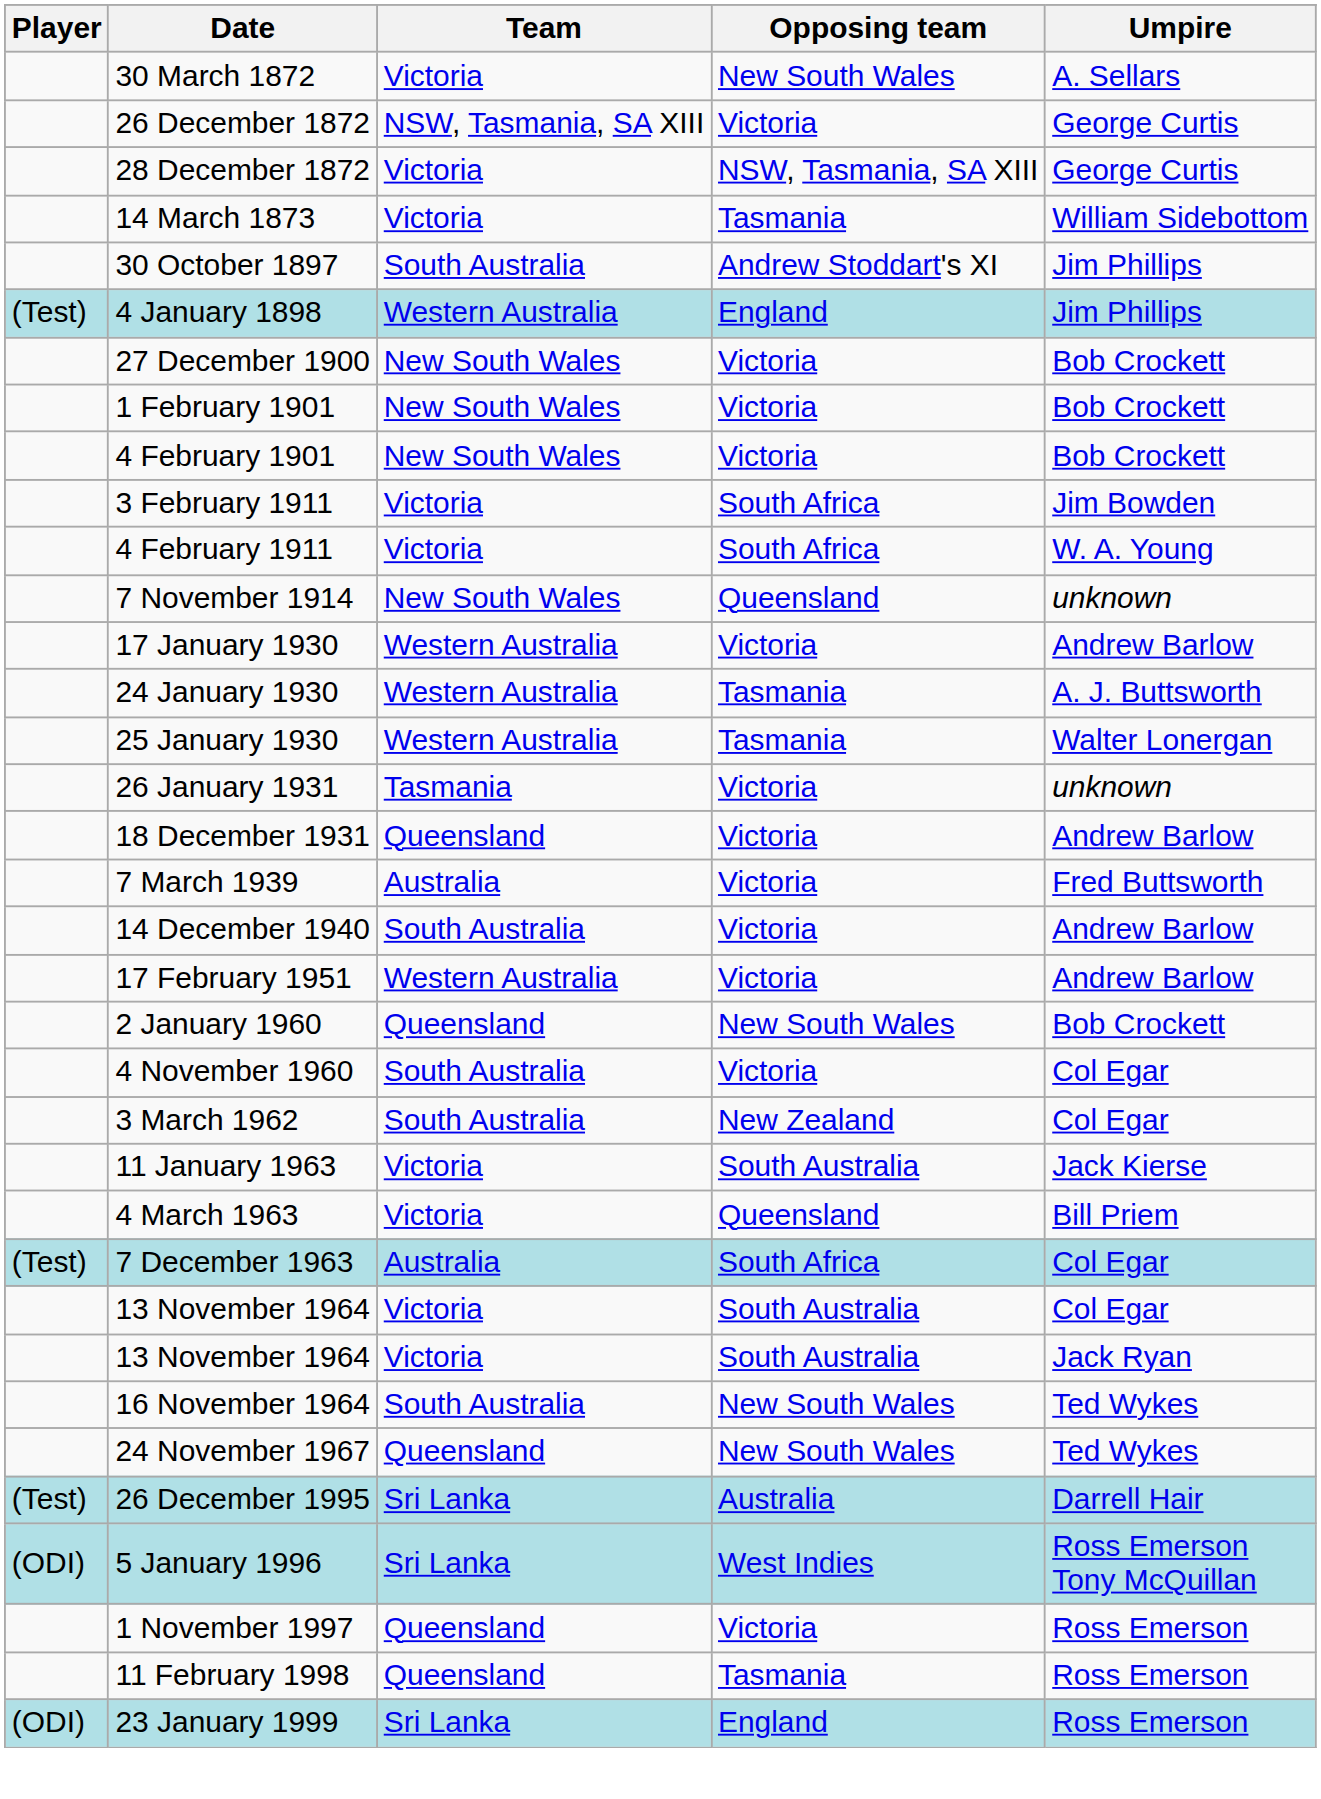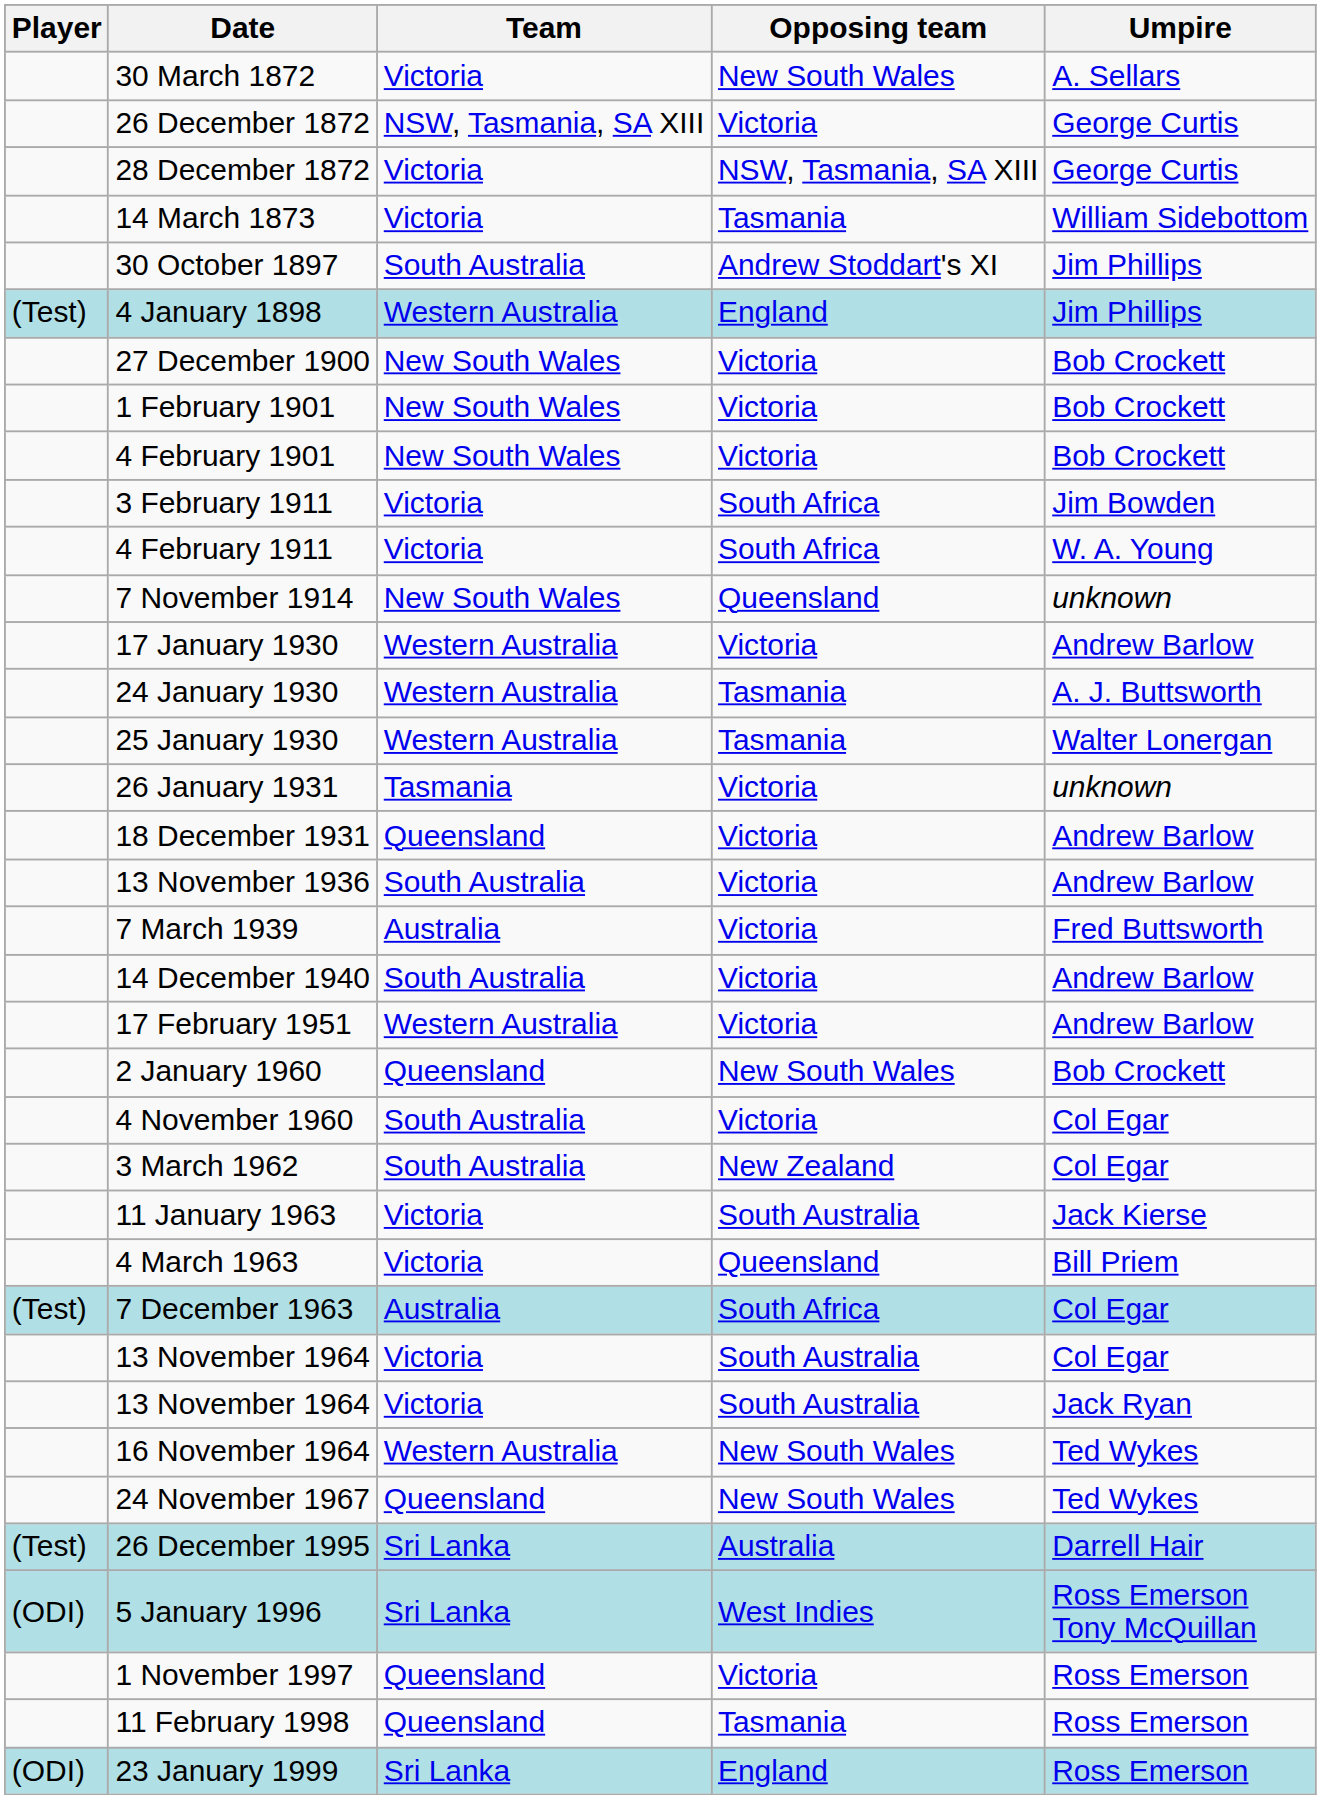+ row: (243, 882)
(484, 1404) South Australia -> (501, 1451) Western Australia
